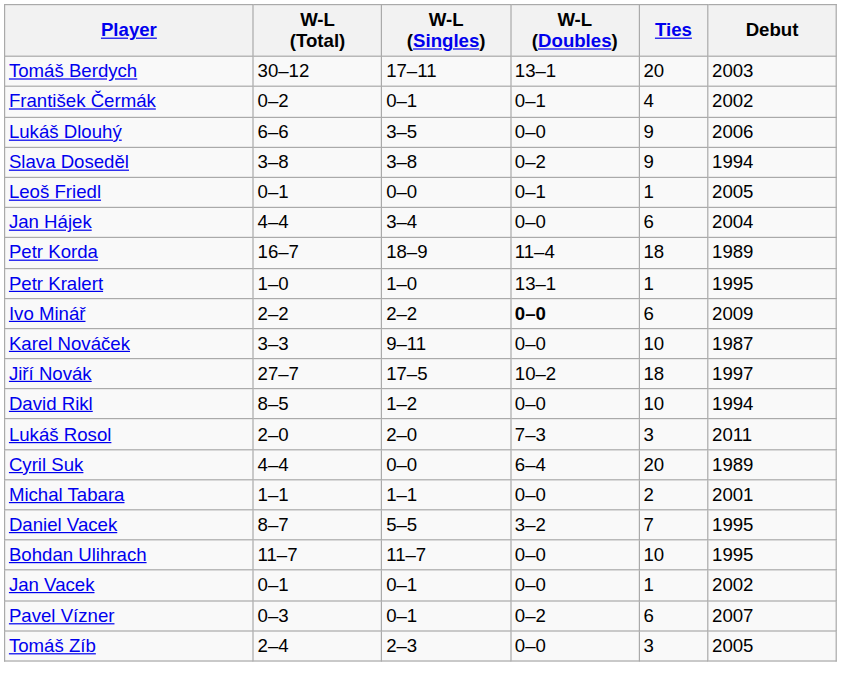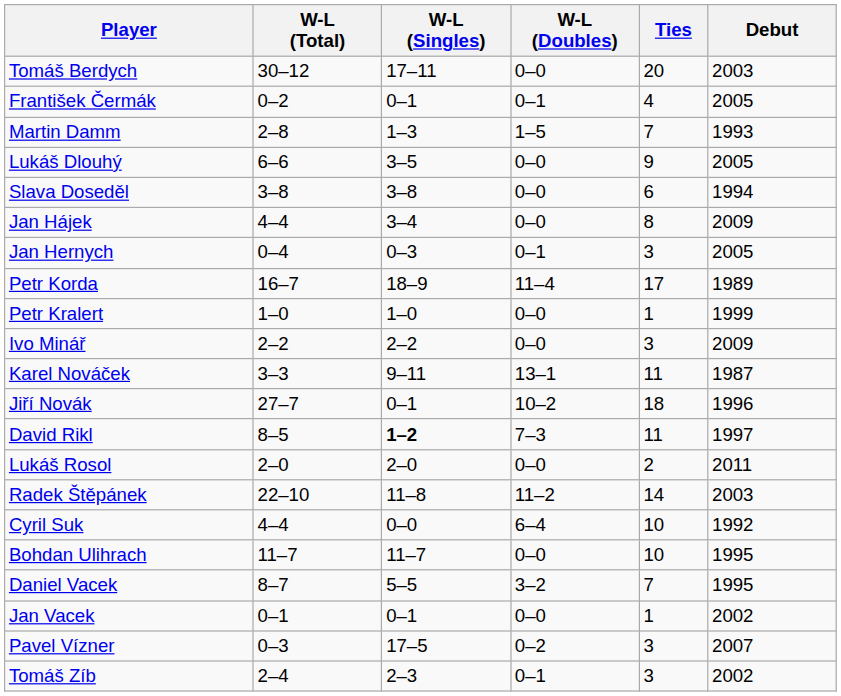(536, 70) 13–1 -> (530, 70) 0–0
(733, 101) 2002 -> (733, 101) 2005
+ row: (65, 131)
(733, 131) 2006 -> (733, 161) 2005
(530, 161) 0–2 -> (530, 191) 0–0
(649, 161) 9 -> (649, 191) 6
- row: (55, 191)
(649, 222) 6 -> (649, 222) 8
(733, 222) 2004 -> (733, 222) 2009
+ row: (61, 252)
(654, 252) 18 -> (654, 282) 17
(536, 282) 13–1 -> (530, 312) 0–0
(733, 282) 1995 -> (733, 312) 1999
(530, 312) bold -> (530, 342) normal
(649, 312) 6 -> (649, 342) 3
(530, 342) 0–0 -> (536, 373) 13–1
(654, 342) 10 -> (653, 373) 11
(407, 373) 17–5 -> (402, 403) 0–1
(733, 373) 1997 -> (733, 403) 1996
(402, 403) normal -> (402, 433) bold
(530, 403) 0–0 -> (530, 433) 7–3
(654, 403) 10 -> (653, 433) 11
(733, 403) 1994 -> (733, 433) 1997
(530, 433) 7–3 -> (530, 463) 0–0
(649, 433) 3 -> (649, 463) 2
+ row: (78, 494)
(654, 463) 20 -> (654, 524) 10
(733, 463) 1989 -> (733, 524) 1992
- row: (67, 494)
rows swapped: (78, 554) <-> (63, 524)
(402, 615) 0–1 -> (407, 645) 17–5
(649, 615) 6 -> (649, 645) 3
(530, 645) 0–0 -> (530, 675) 0–1
(733, 645) 2005 -> (733, 675) 2002
